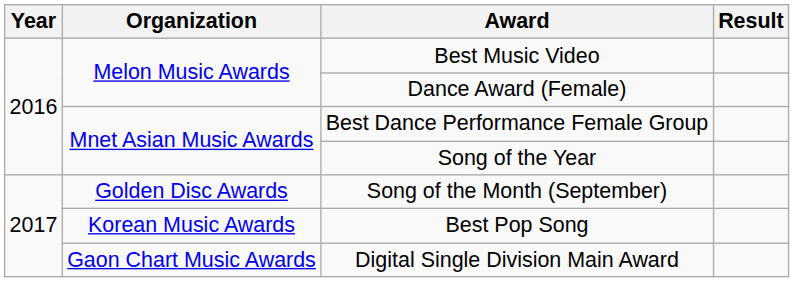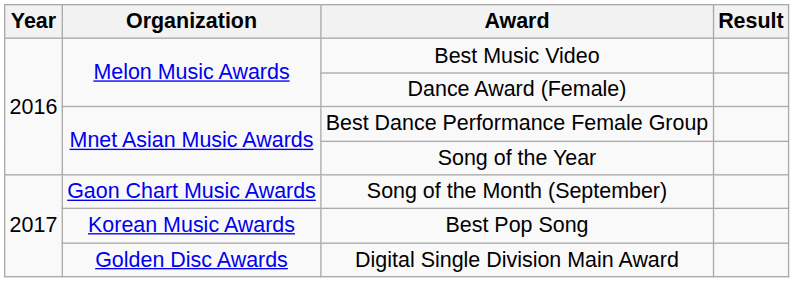(192, 191) Golden Disc Awards -> (192, 191) Gaon Chart Music Awards
(192, 259) Gaon Chart Music Awards -> (192, 259) Golden Disc Awards
